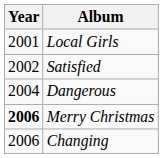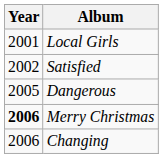(24, 91) 2004 -> (24, 91) 2005
